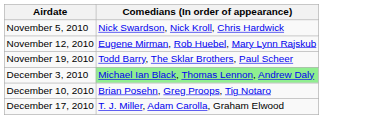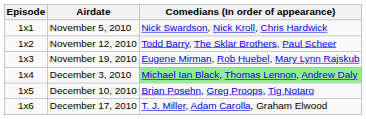+ column: (26, 12)
(207, 43) Eugene Mirman, Rob Huebel, Mary Lynn Rajskub -> (239, 43) Todd Barry, The Sklar Brothers, Paul Scheer
(196, 59) Todd Barry, The Sklar Brothers, Paul Scheer -> (250, 59) Eugene Mirman, Rob Huebel, Mary Lynn Rajskub
